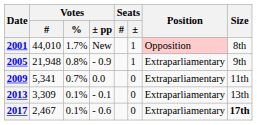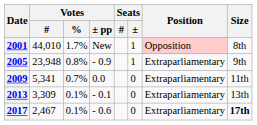(47, 62) 21,948 -> (47, 62) 23,948
